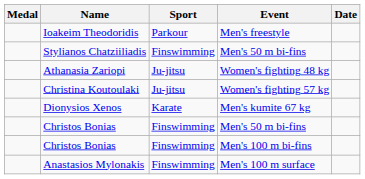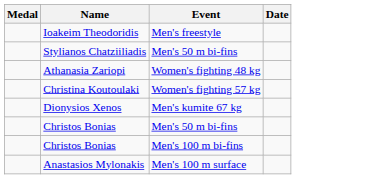- column: (183, 14)
